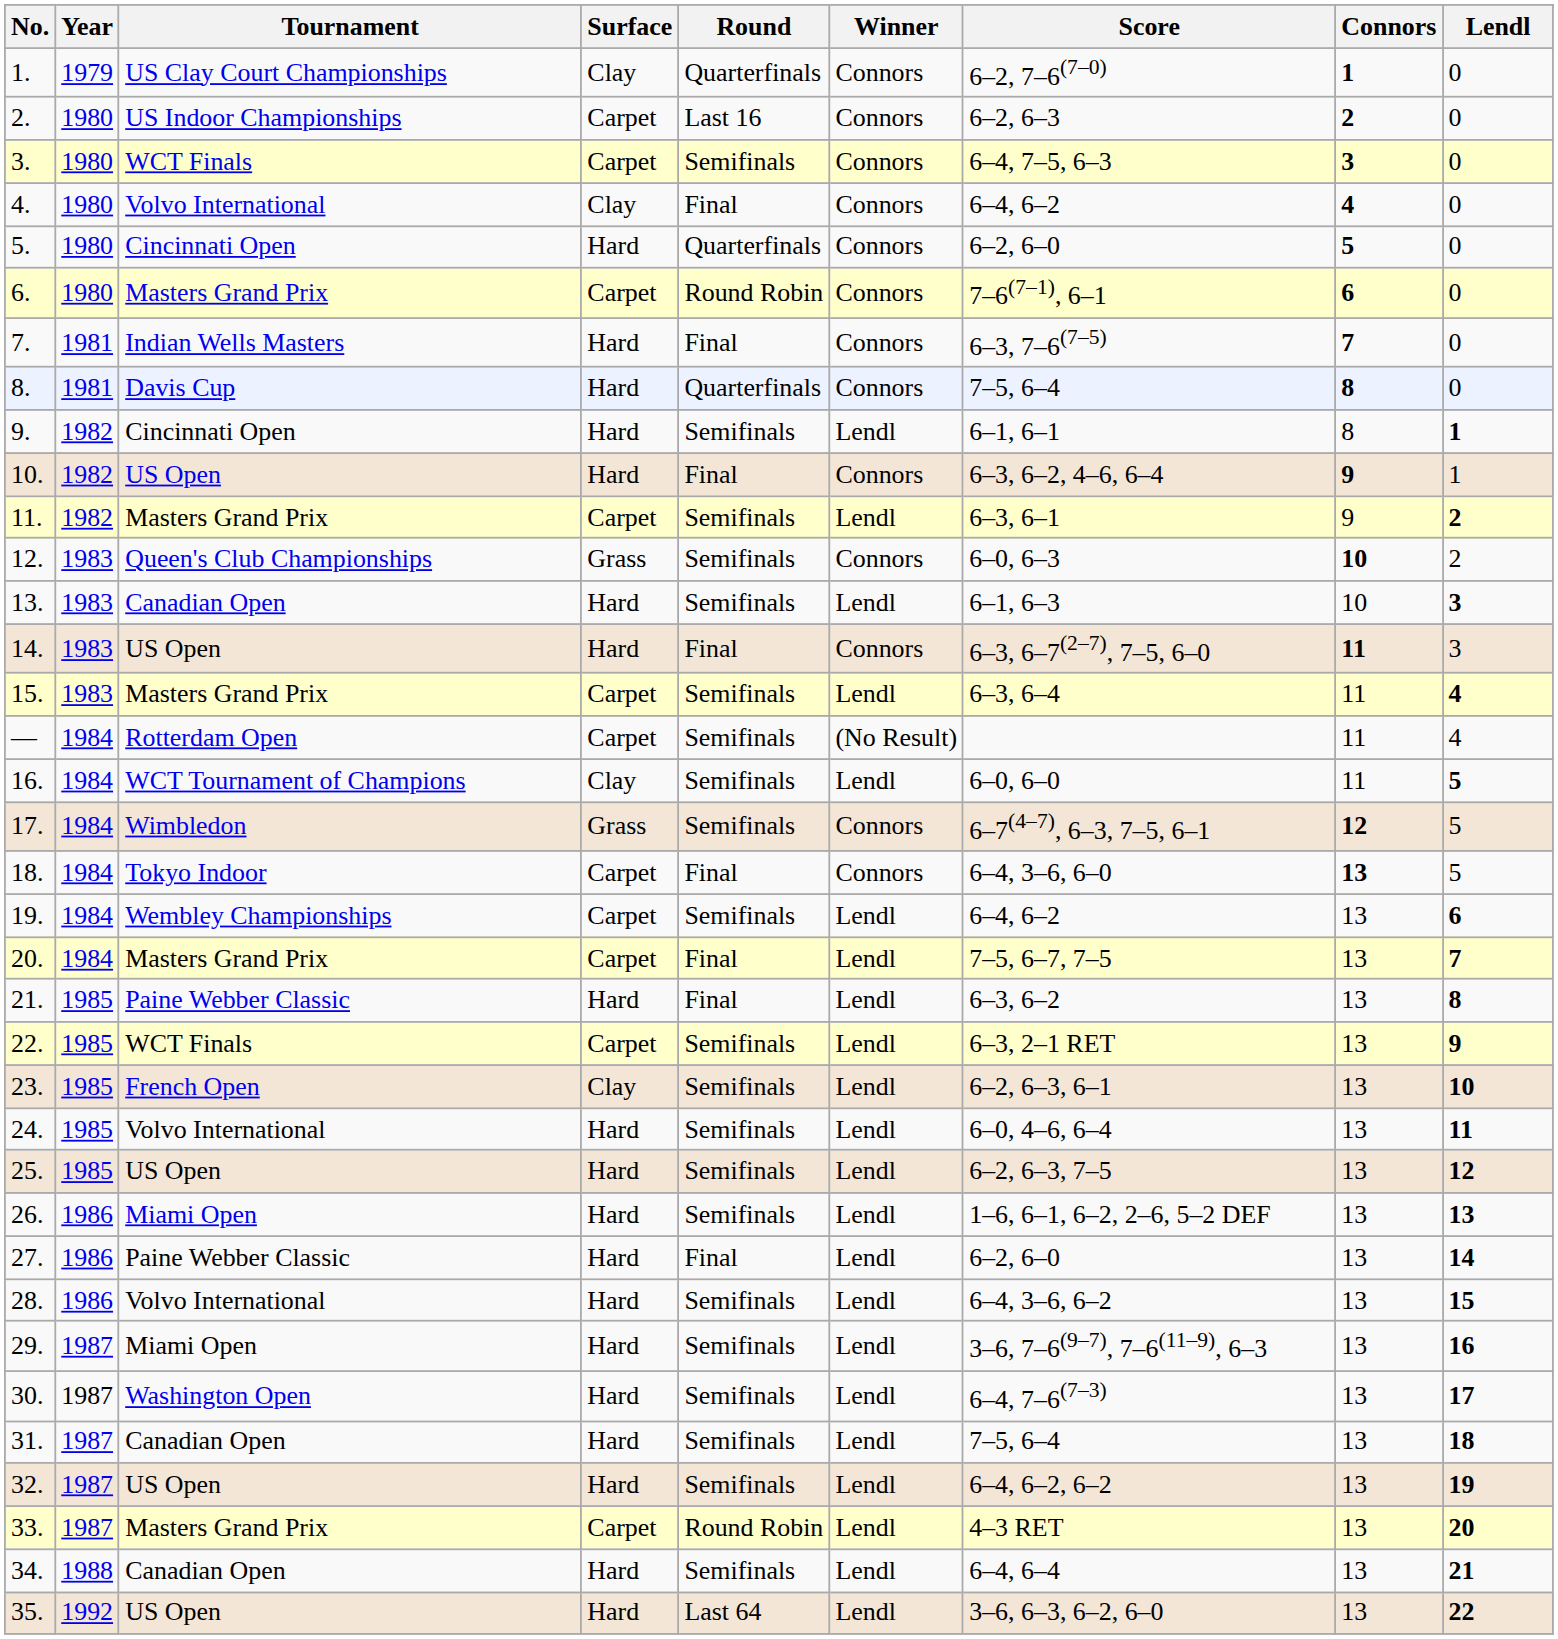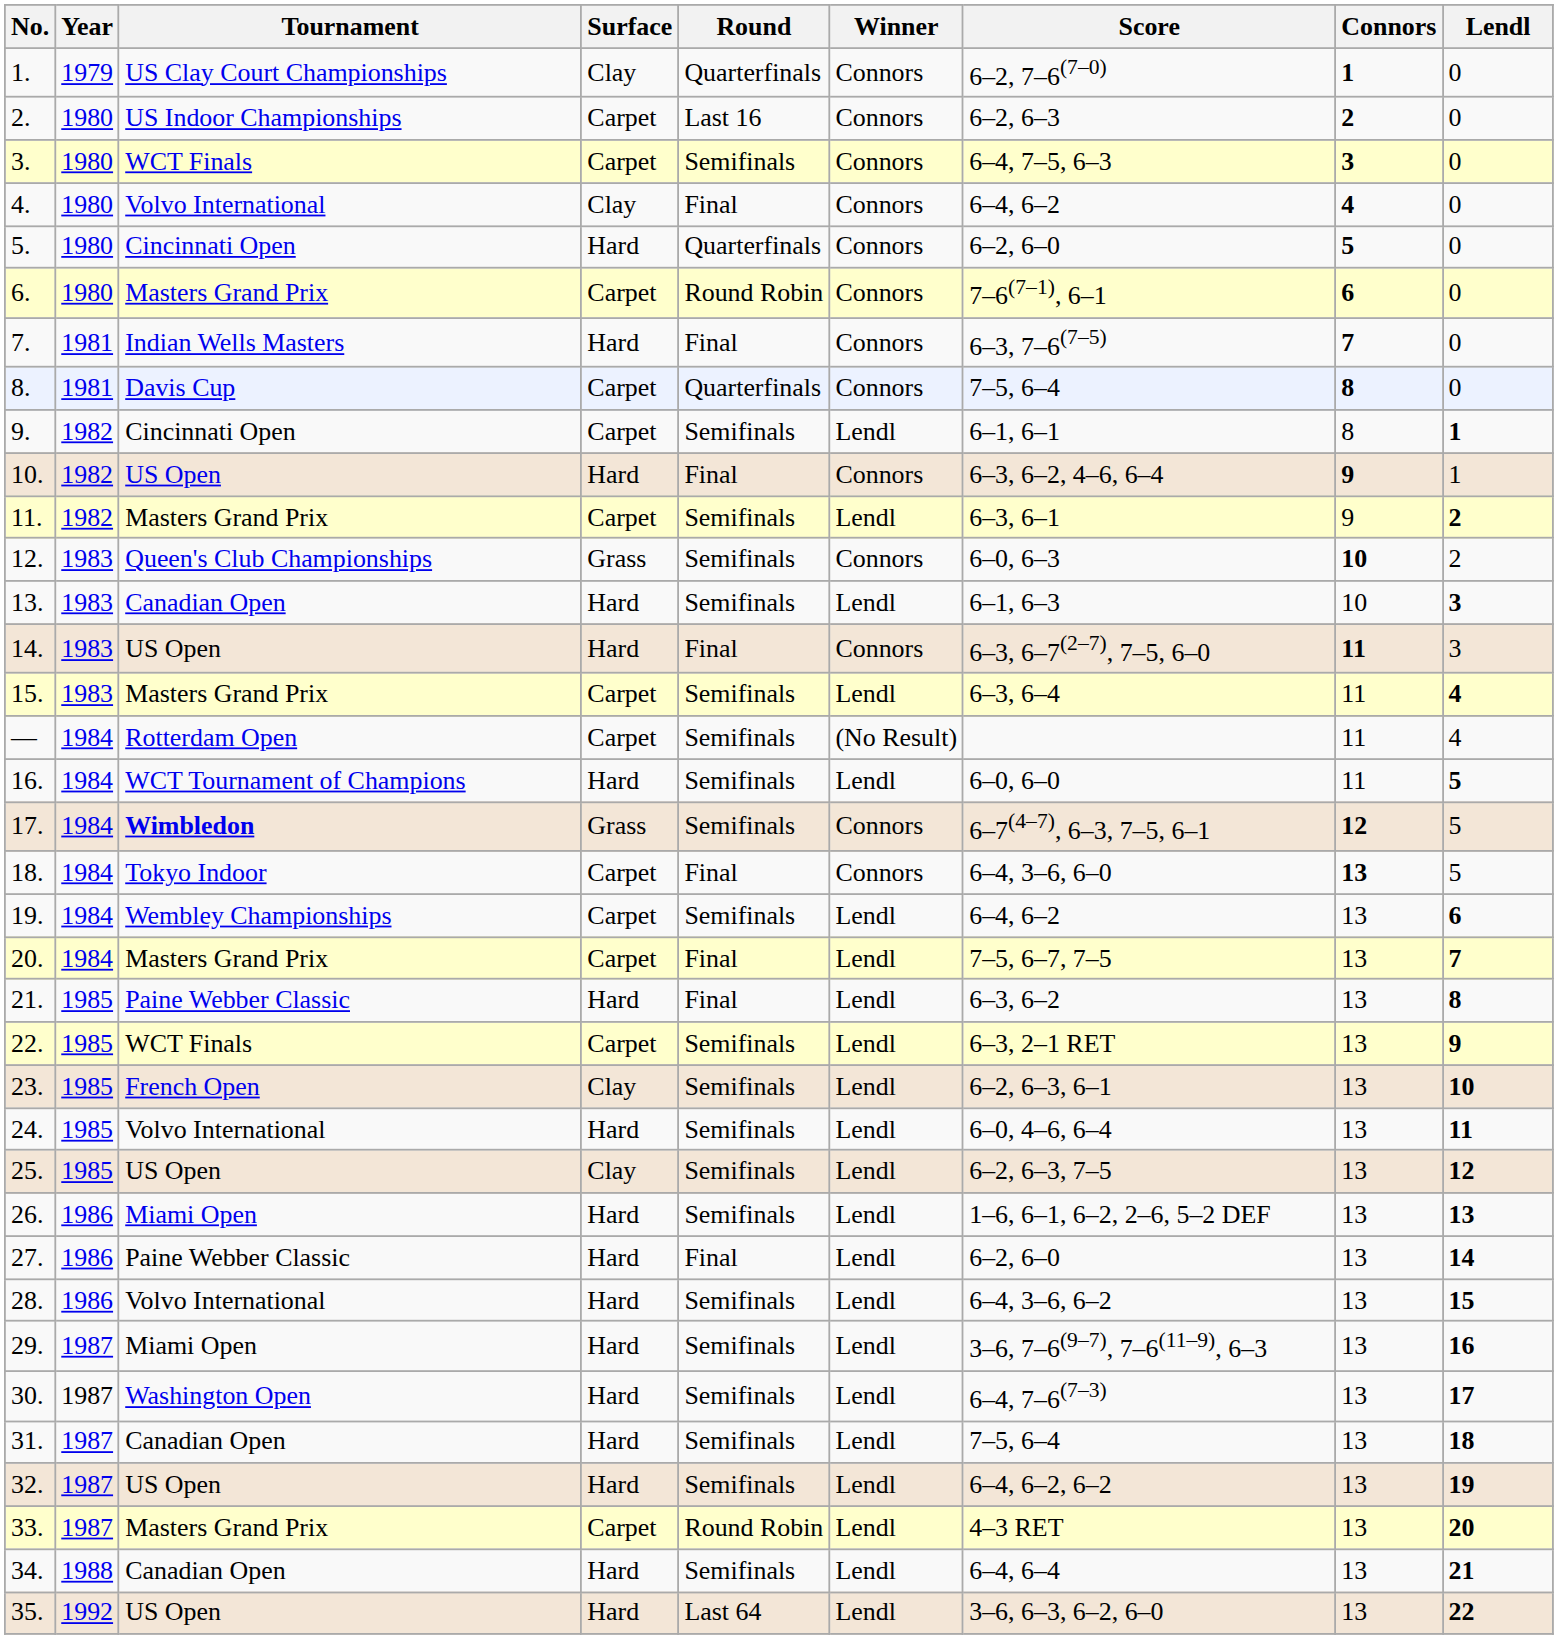(613, 388) Hard -> (622, 388) Carpet
(613, 431) Hard -> (622, 431) Carpet
(612, 780) Clay -> (613, 780) Hard
(186, 826) normal -> (190, 826) bold
(613, 1171) Hard -> (612, 1171) Clay
